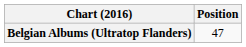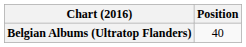(218, 33) 47 -> (218, 33) 40
